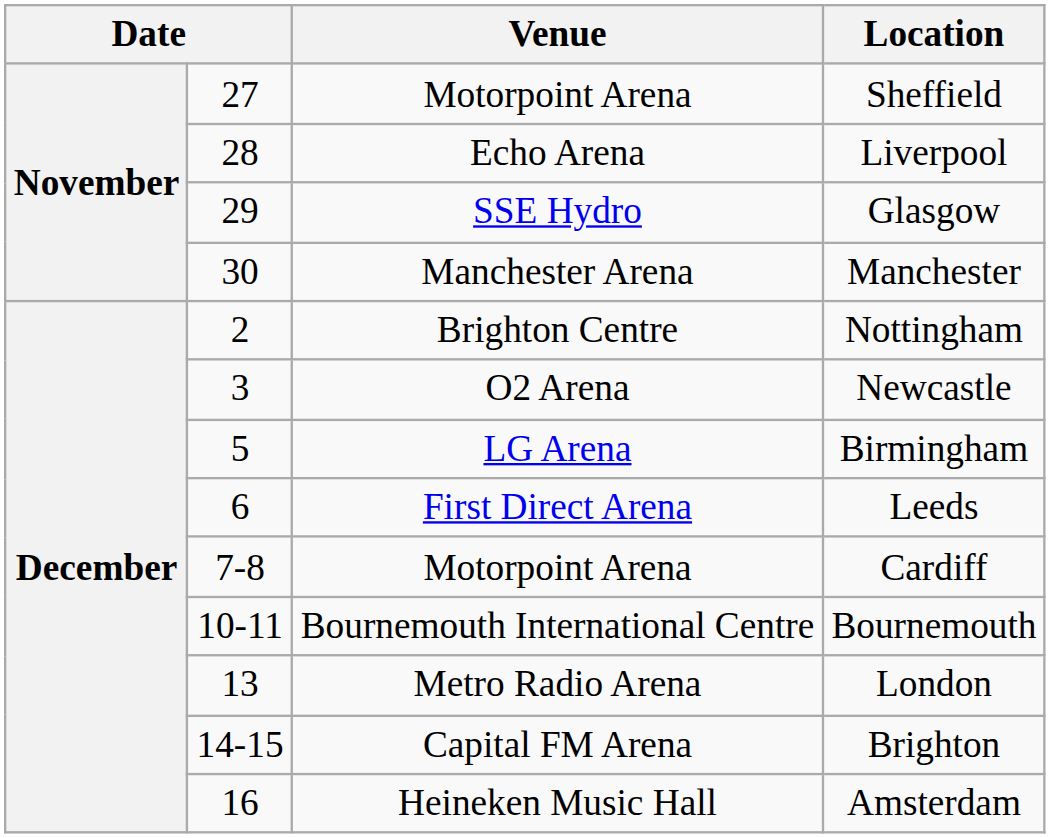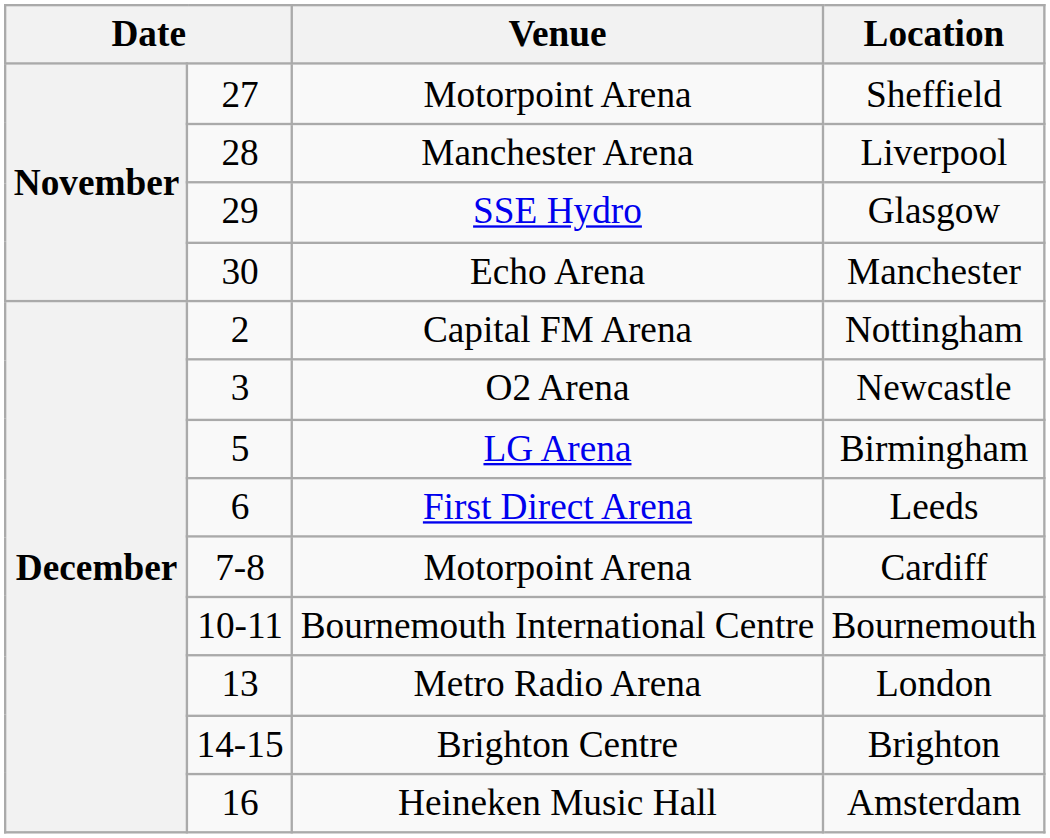(558, 152) Echo Arena -> (557, 152) Manchester Arena
(557, 270) Manchester Arena -> (558, 270) Echo Arena
(558, 329) Brighton Centre -> (558, 329) Capital FM Arena
(558, 743) Capital FM Arena -> (558, 743) Brighton Centre
